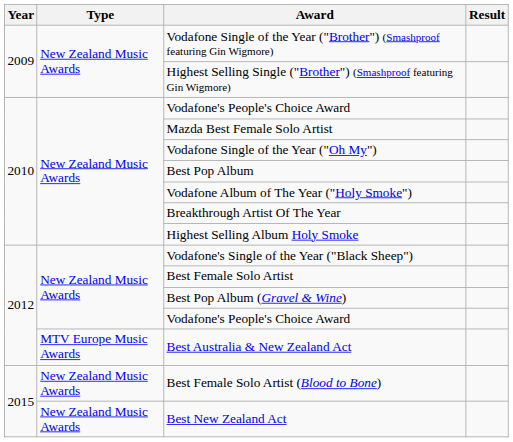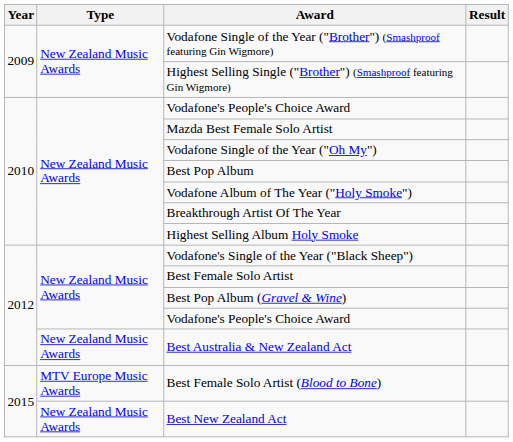(94, 347) MTV Europe Music Awards -> (94, 347) New Zealand Music Awards
(94, 383) New Zealand Music Awards -> (94, 383) MTV Europe Music Awards
